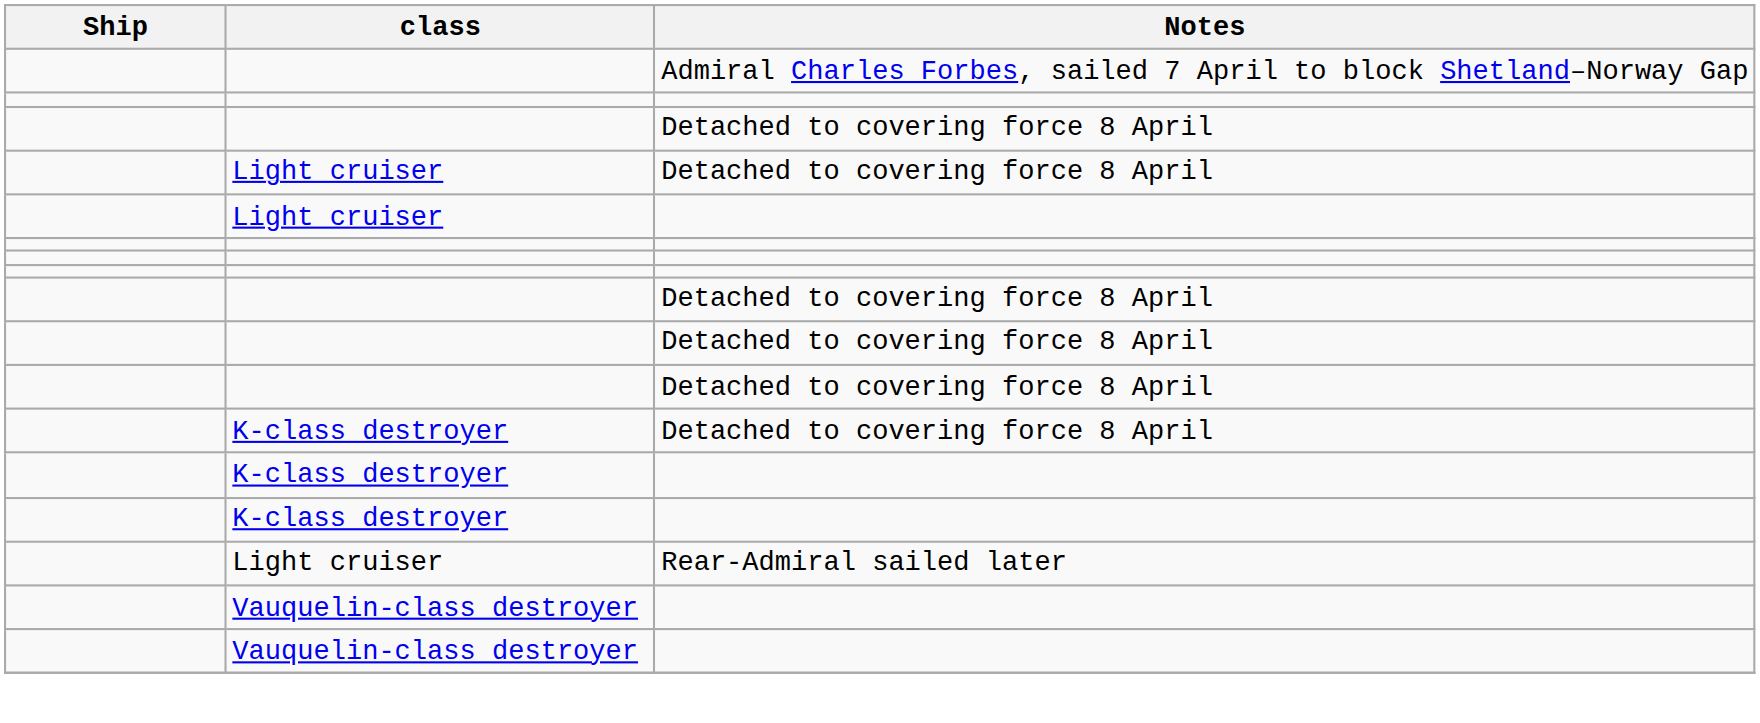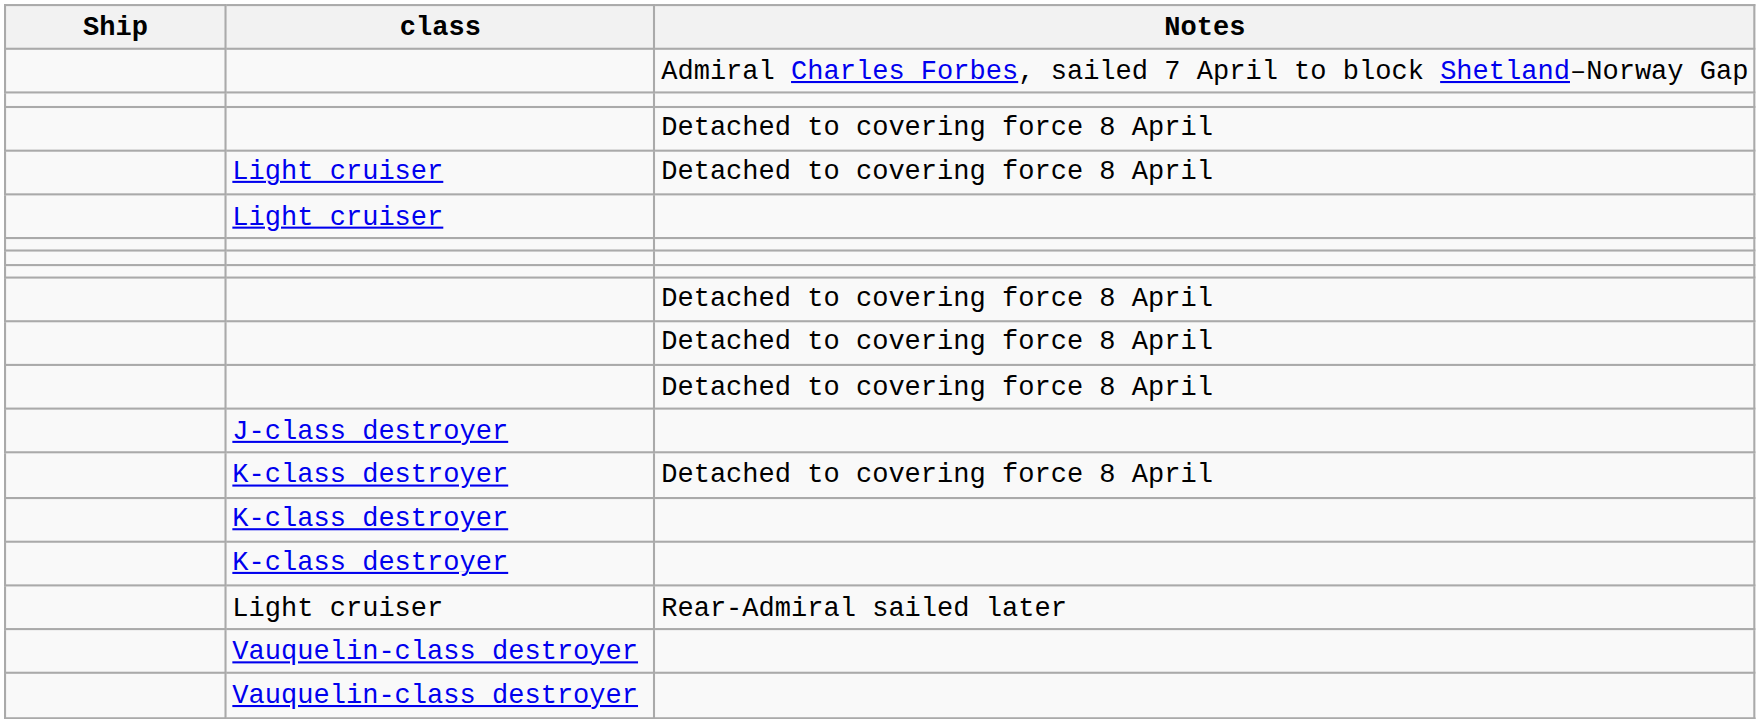+ row: (370, 431)
